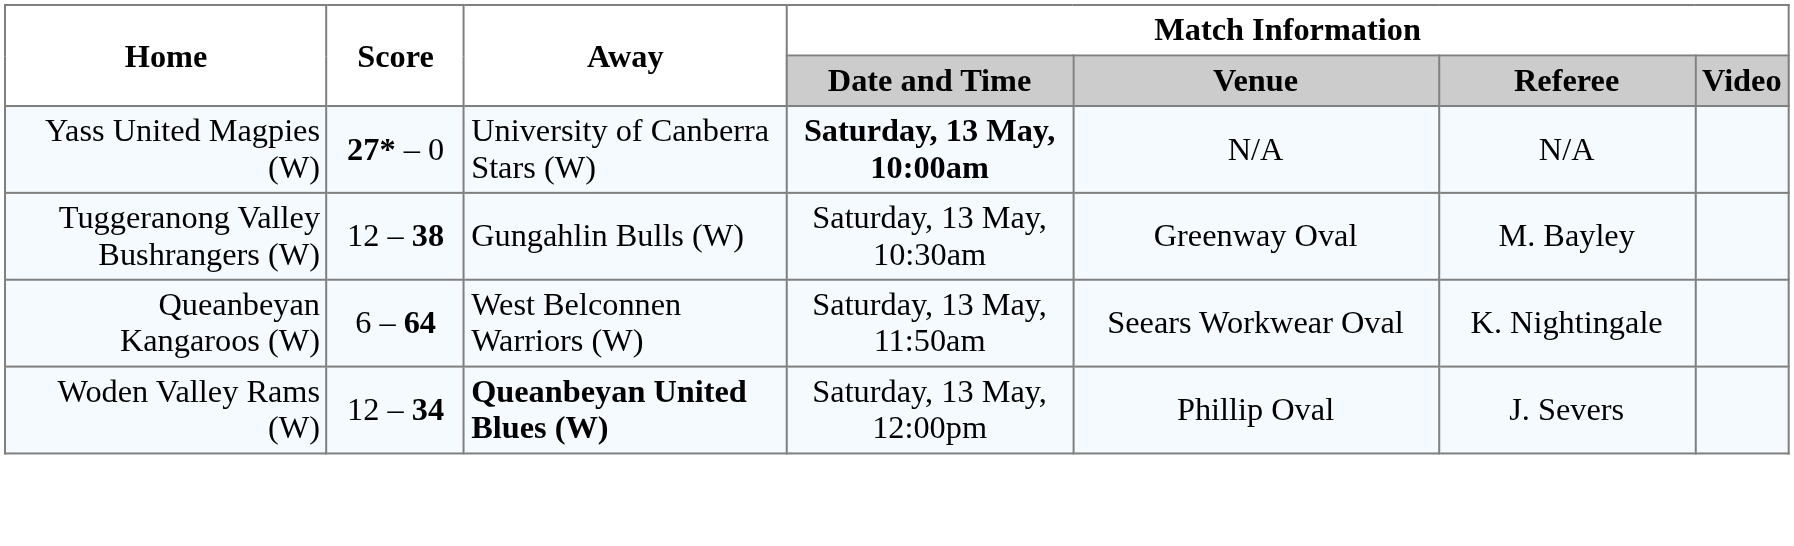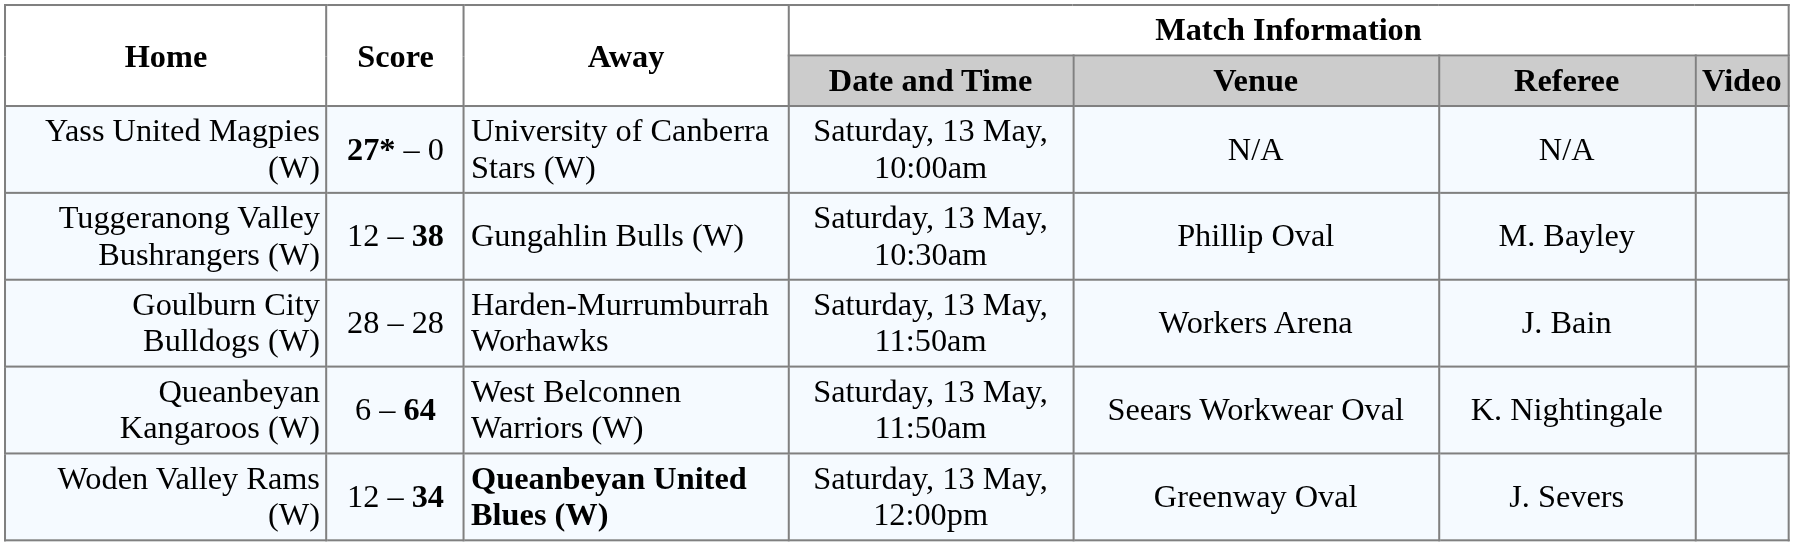(930, 148) bold -> (931, 148) normal
(1256, 235) Greenway Oval -> (1256, 235) Phillip Oval
+ row: (226, 322)
(1256, 409) Phillip Oval -> (1256, 496) Greenway Oval
